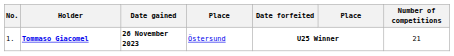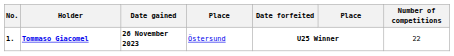(10, 39) normal -> (10, 39) bold
(417, 39) 21 -> (417, 39) 22
